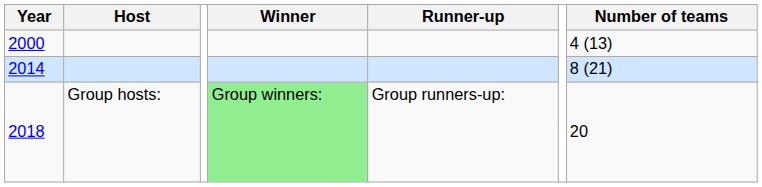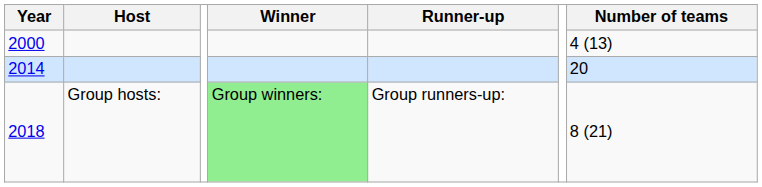(591, 69) 8 (21) -> (579, 69) 20
(579, 131) 20 -> (591, 131) 8 (21)
